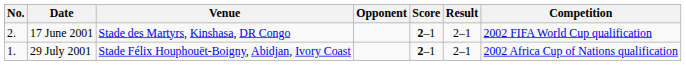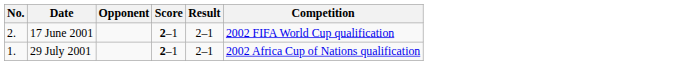- column: (225, 13)
